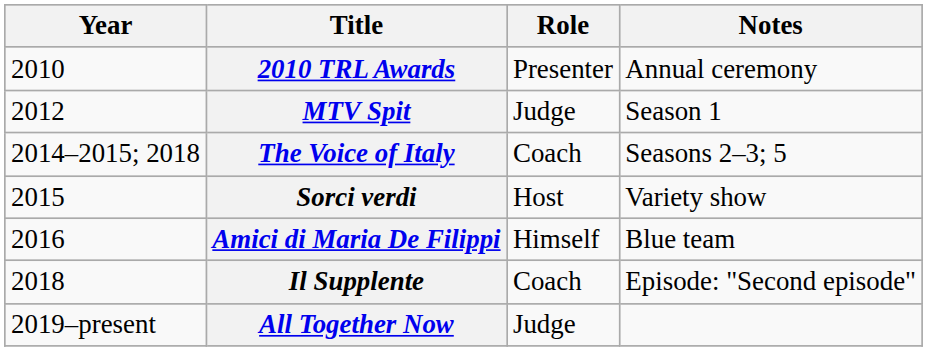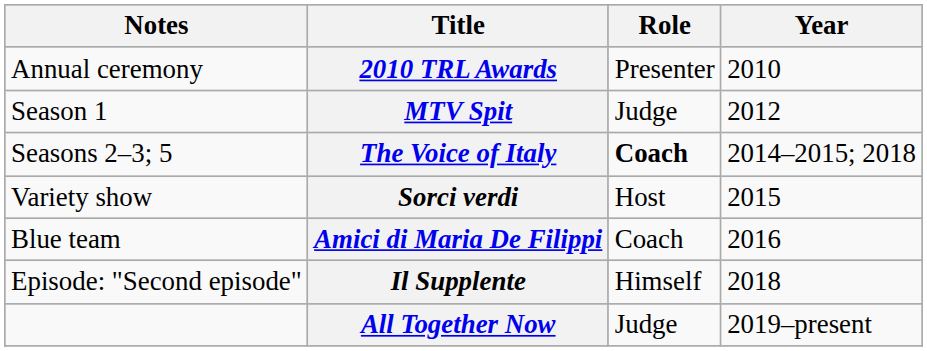columns swapped: (105, 25) <-> (771, 25)
(547, 153) normal -> (651, 153) bold
(556, 238) Himself -> (649, 238) Coach
(547, 281) Coach -> (658, 281) Himself
